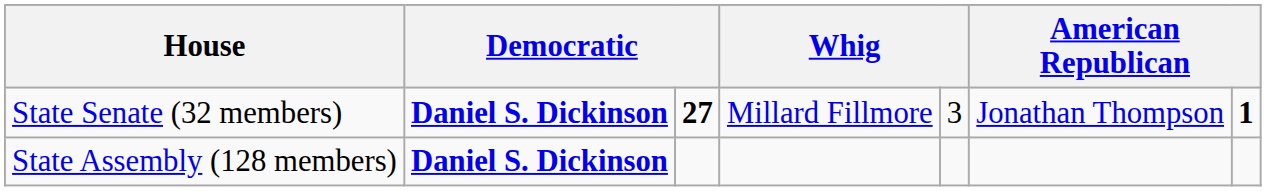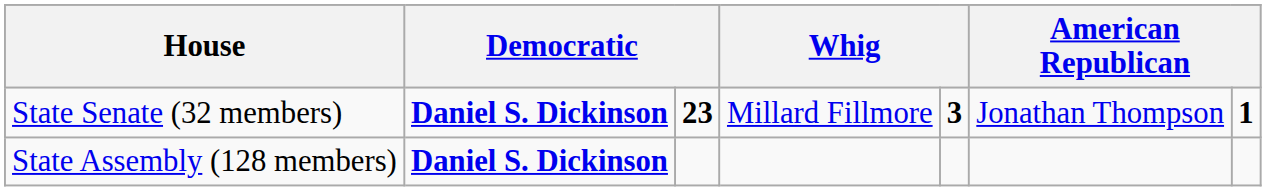(697, 112) 27 -> (697, 112) 23
(954, 112) normal -> (954, 112) bold
